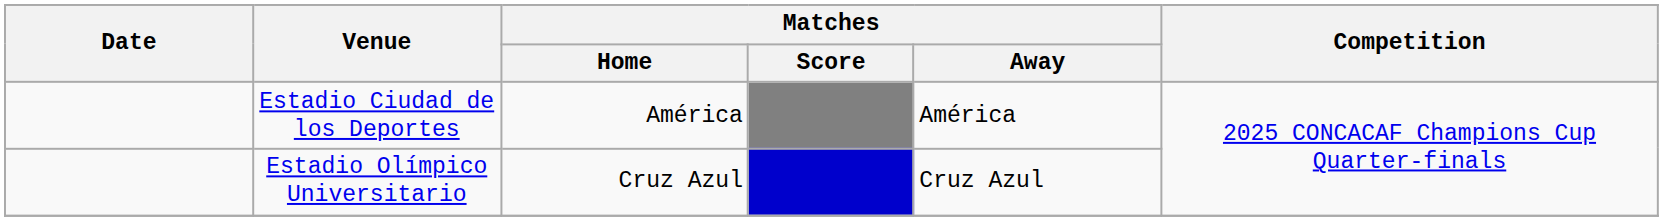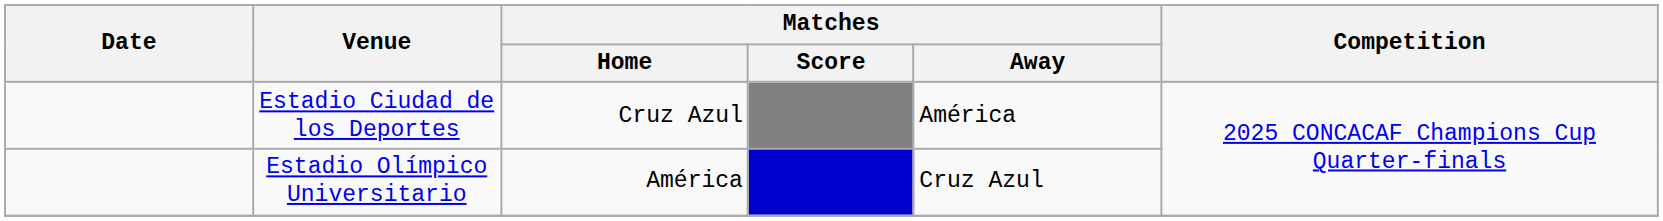(695, 115) América -> (681, 115) Cruz Azul
(681, 182) Cruz Azul -> (695, 182) América
